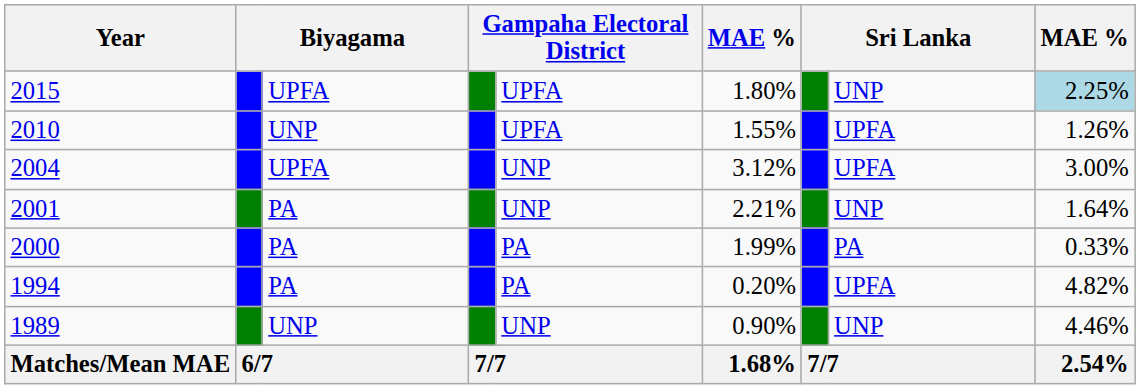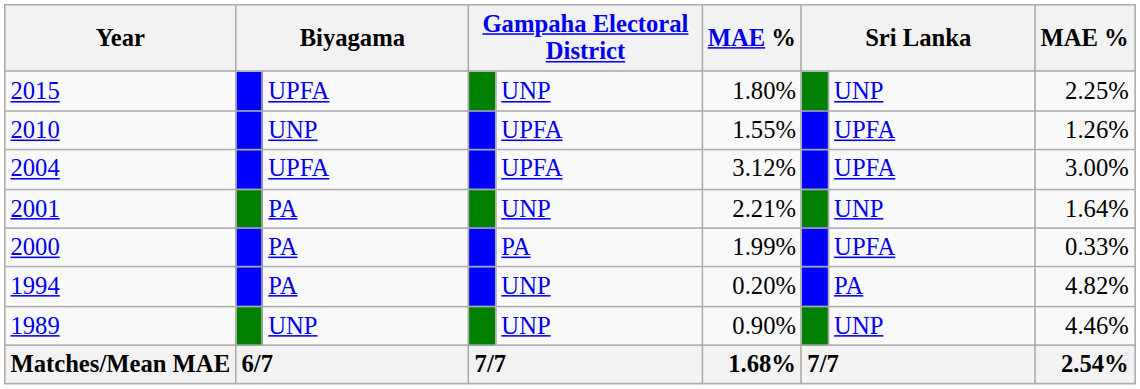(532, 90) UPFA -> (526, 90) UNP
(1097, 90) lightblue background -> (1097, 90) no background
(526, 168) UNP -> (532, 168) UPFA
(849, 247) PA -> (865, 247) UPFA
(516, 286) PA -> (526, 286) UNP
(865, 286) UPFA -> (849, 286) PA
